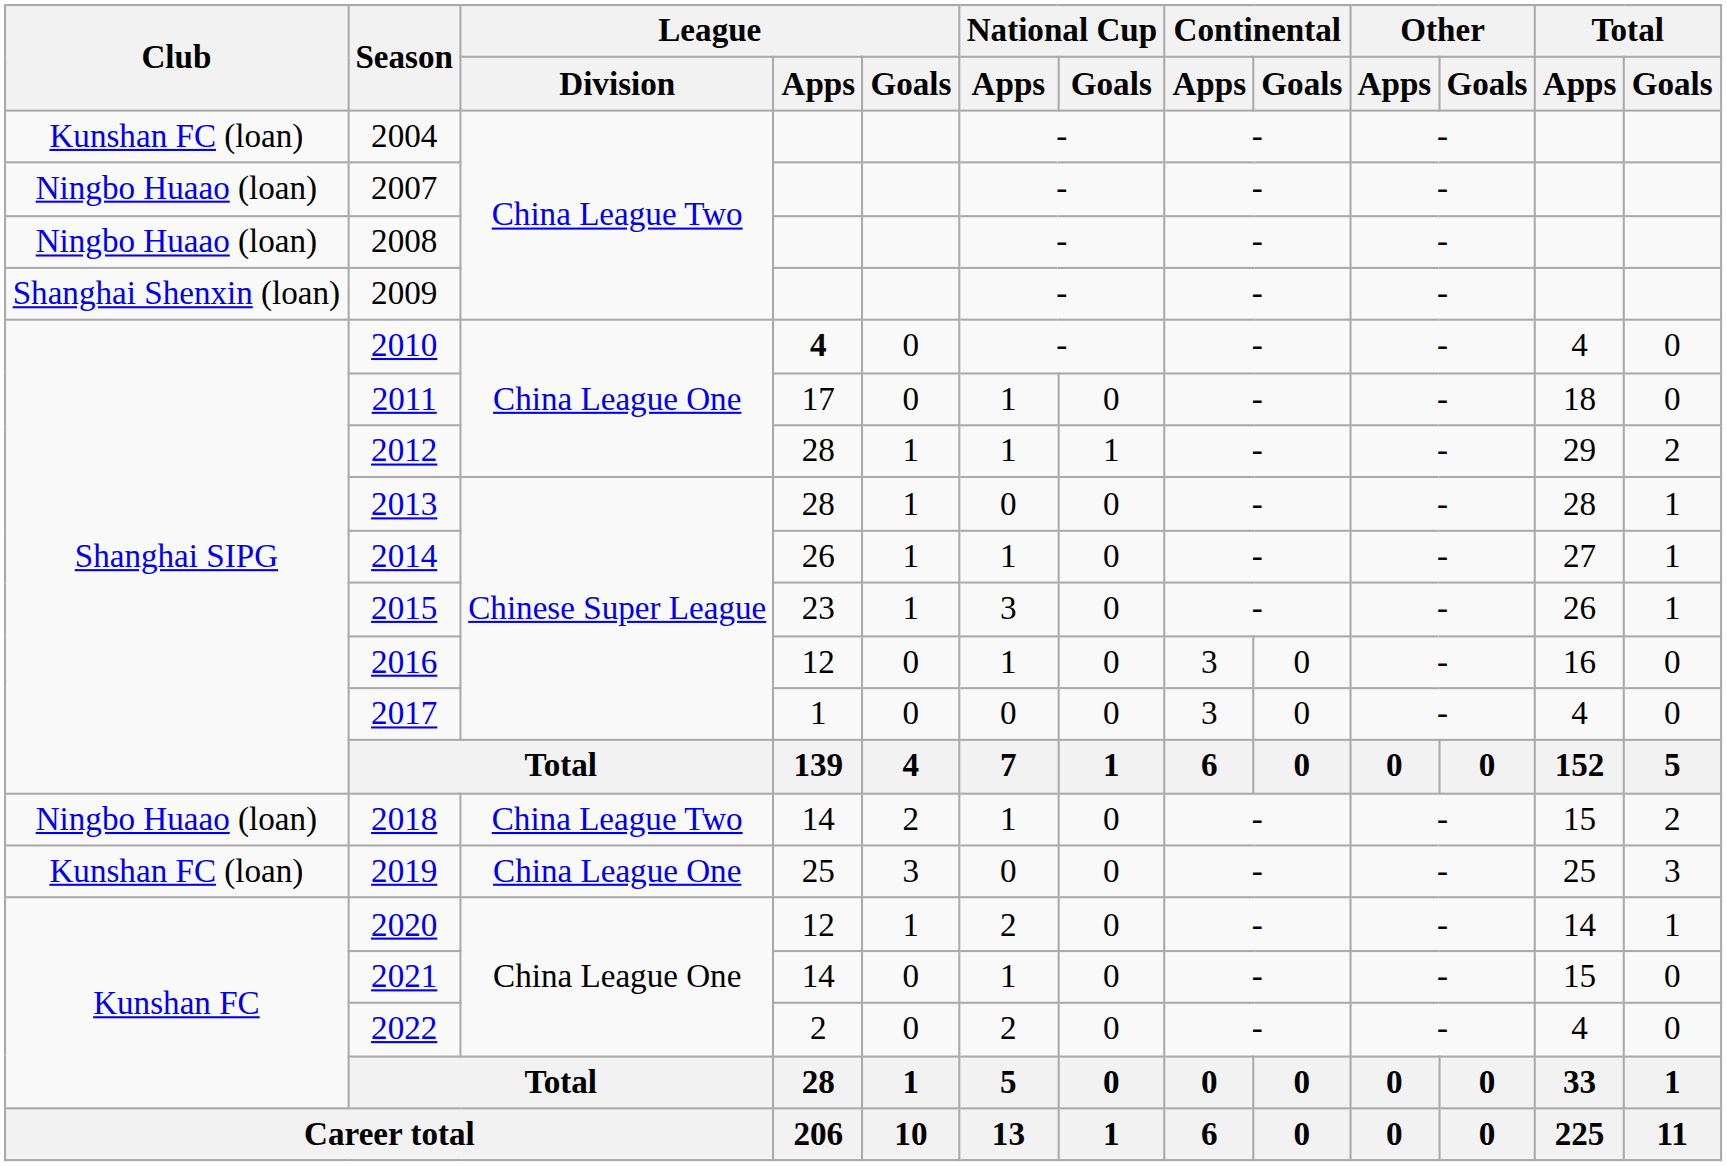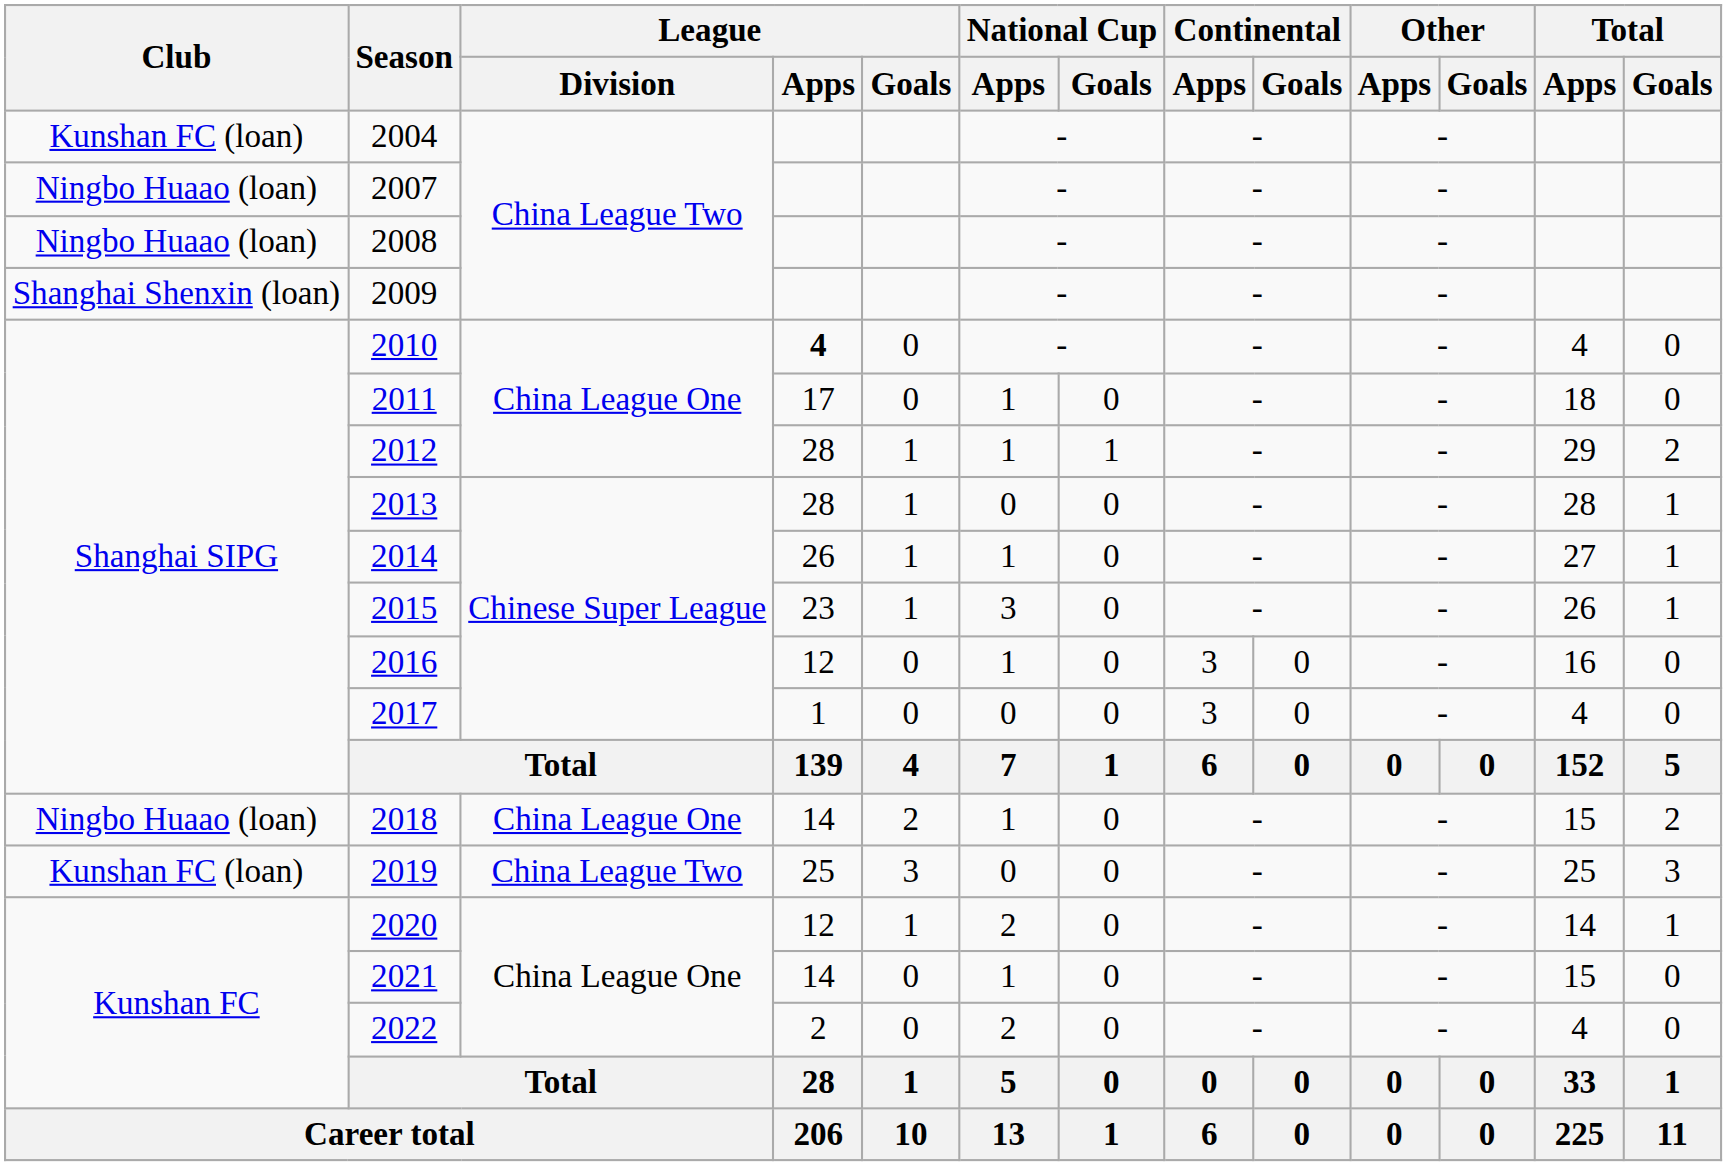(617, 818) China League Two -> (617, 818) China League One
(617, 871) China League One -> (617, 871) China League Two
